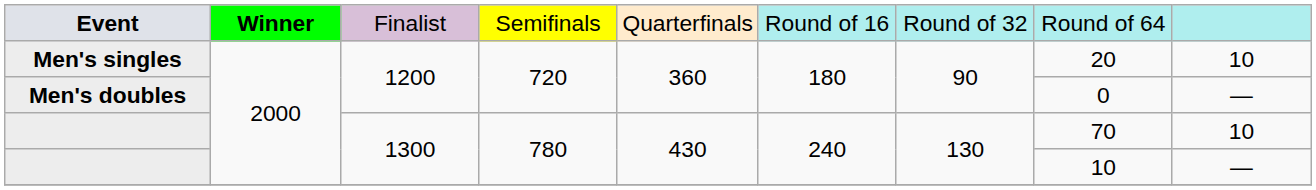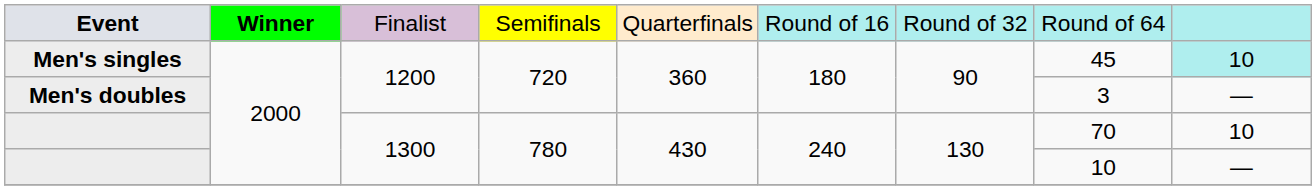(1103, 59) 20 -> (1103, 59) 45
(1241, 59) no background -> (1241, 59) paleturquoise background
(1103, 95) 0 -> (1103, 95) 3
